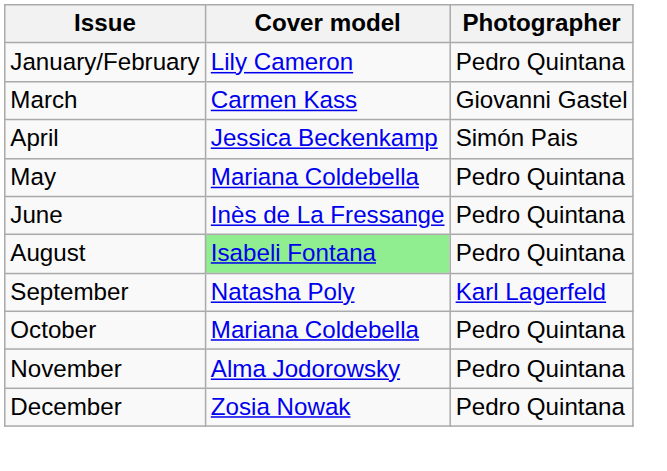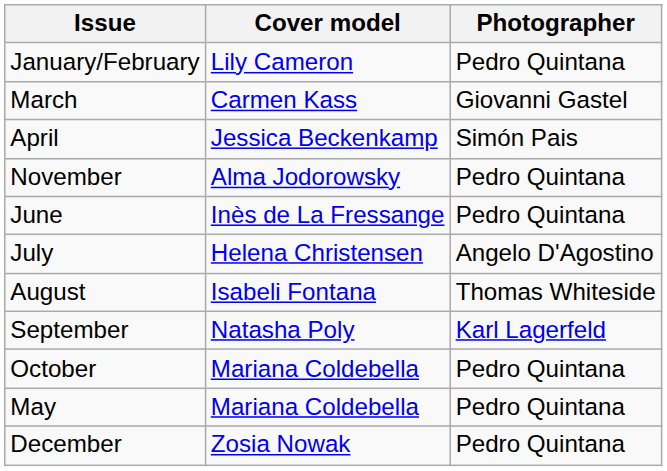rows swapped: (33, 176) <-> (66, 368)
+ row: (32, 253)
(293, 253) lightgreen background -> (293, 291) no background
(540, 253) Pedro Quintana -> (556, 291) Thomas Whiteside
